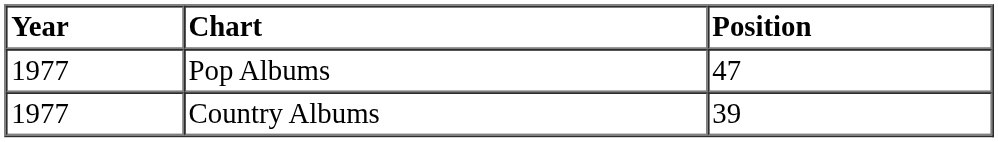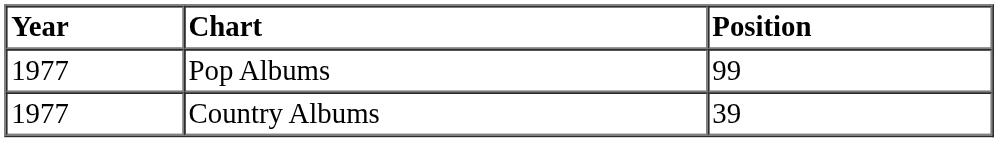(727, 70) 47 -> (727, 70) 99
